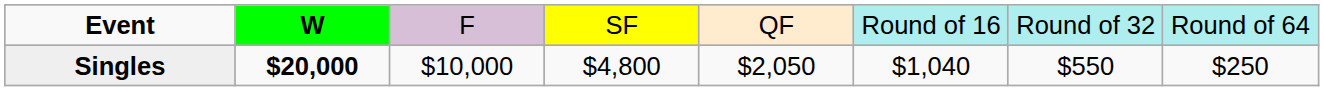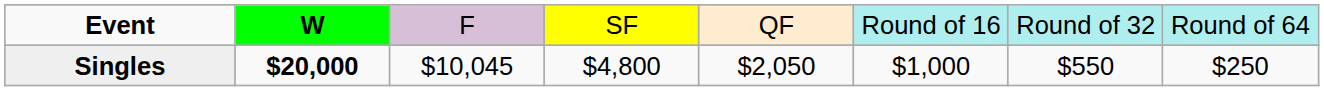(467, 66) $10,000 -> (467, 66) $10,045
(931, 66) $1,040 -> (931, 66) $1,000
